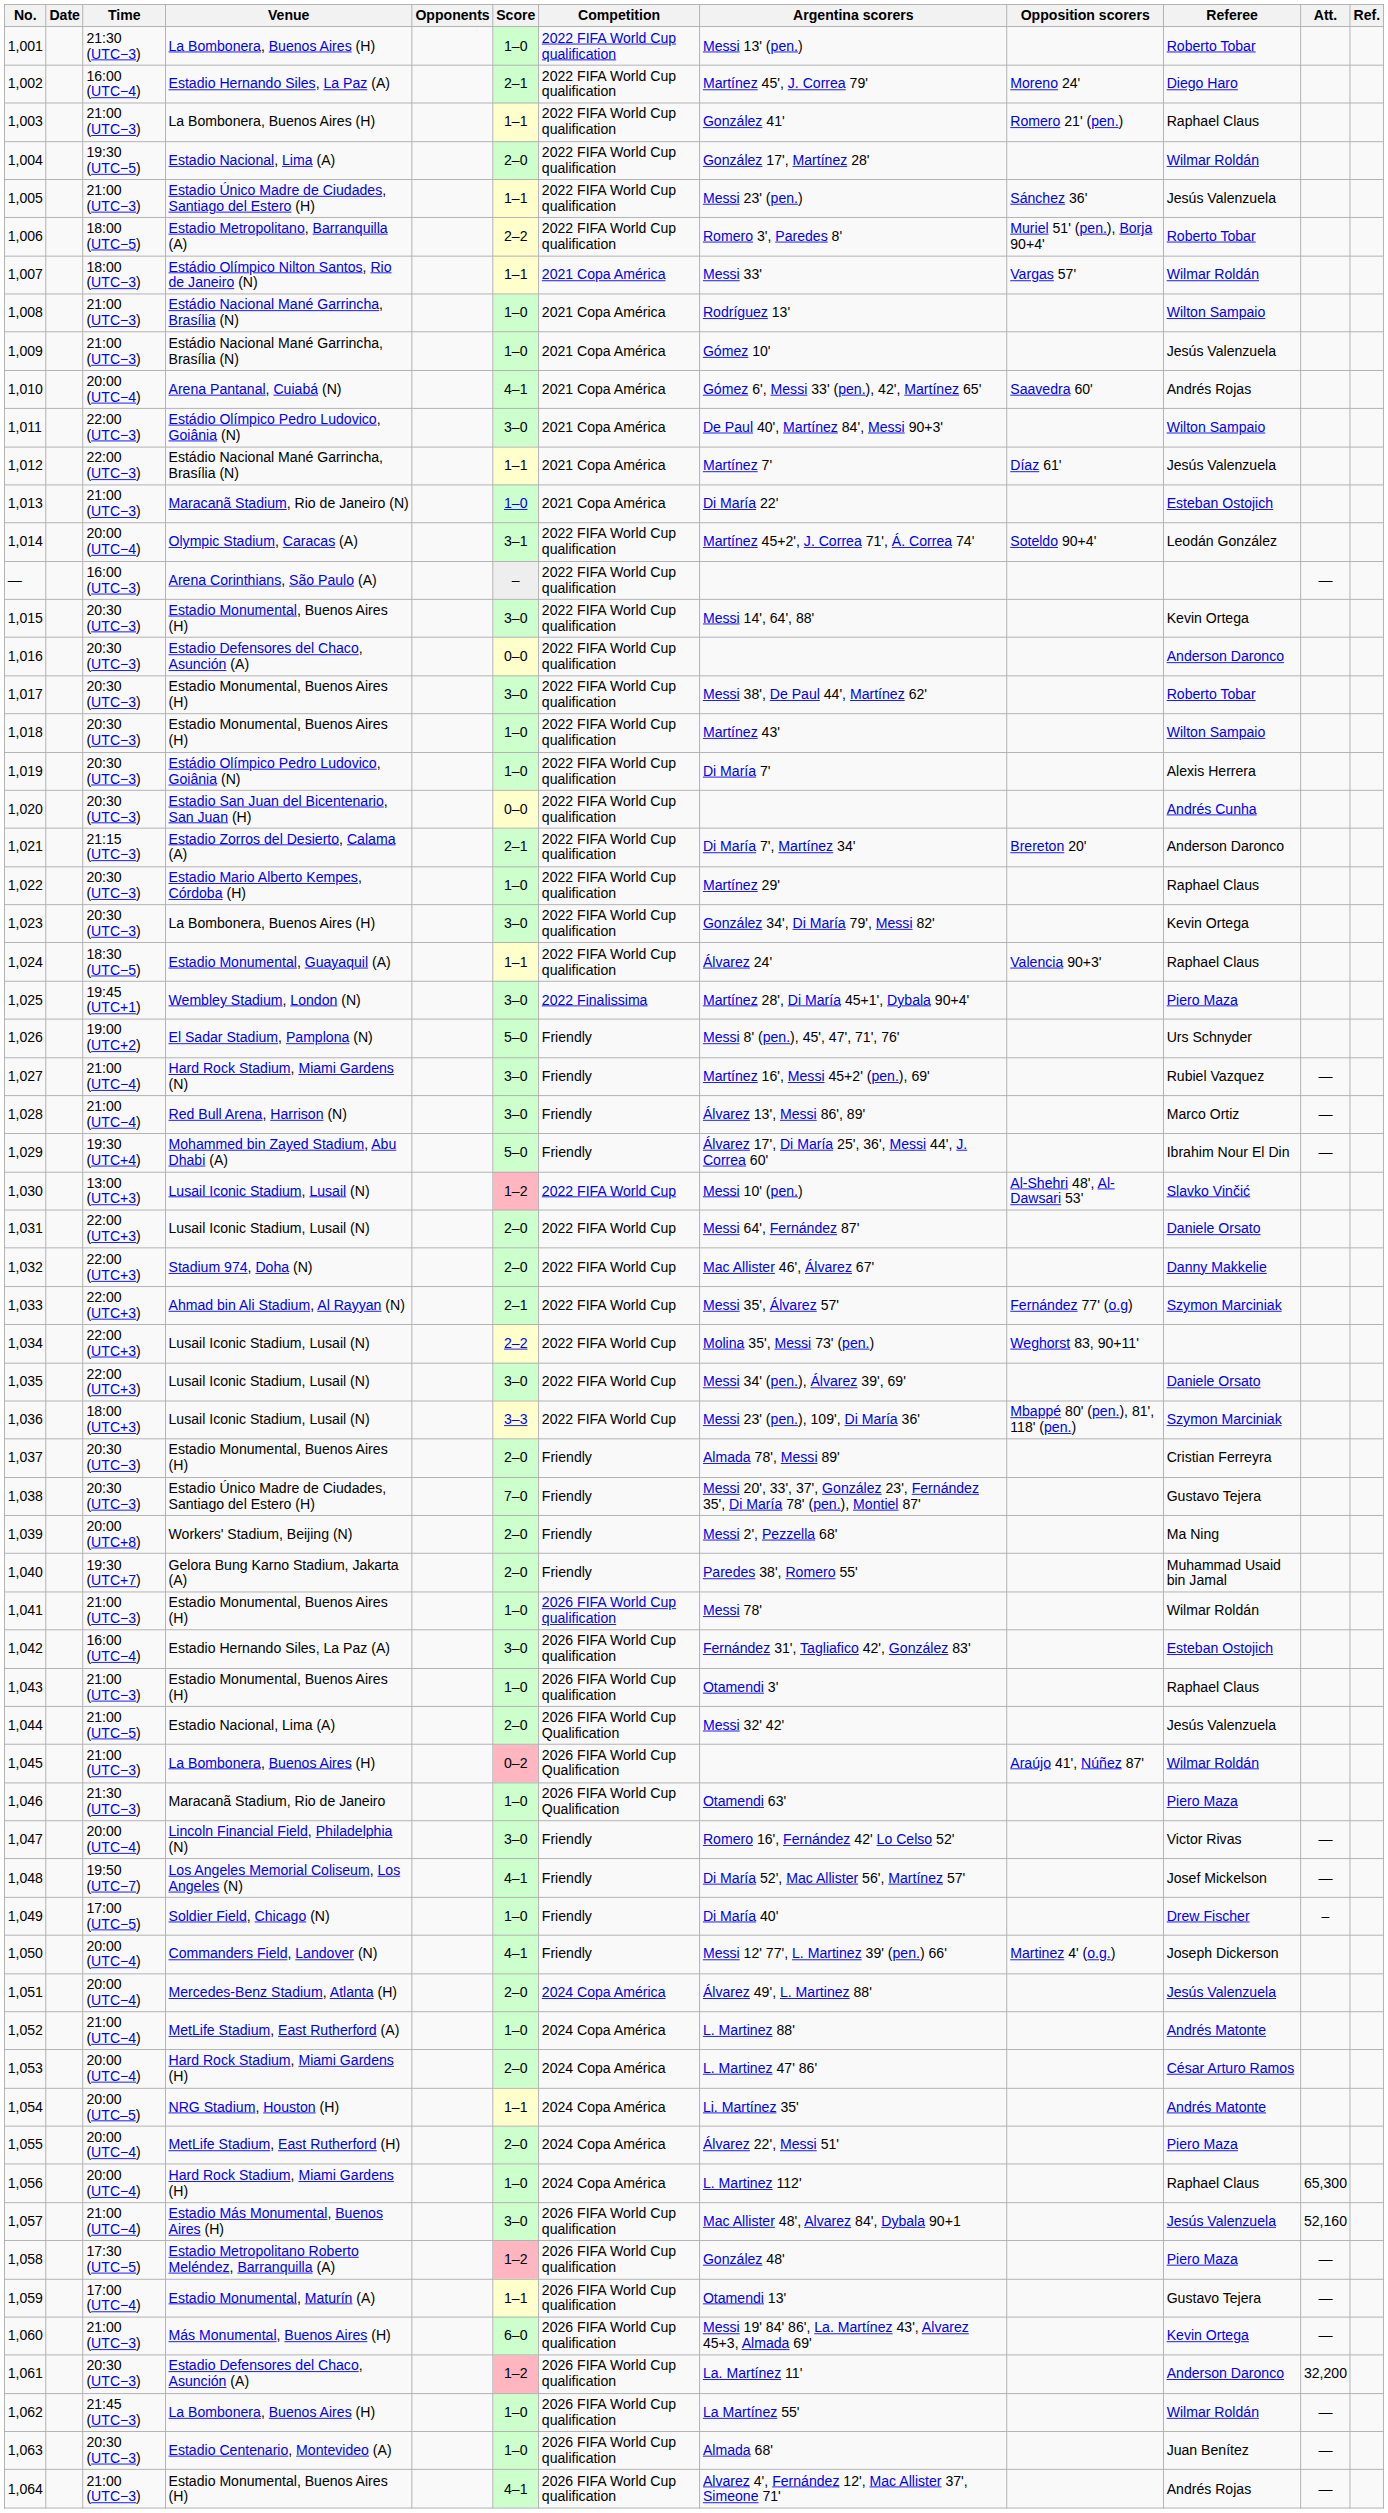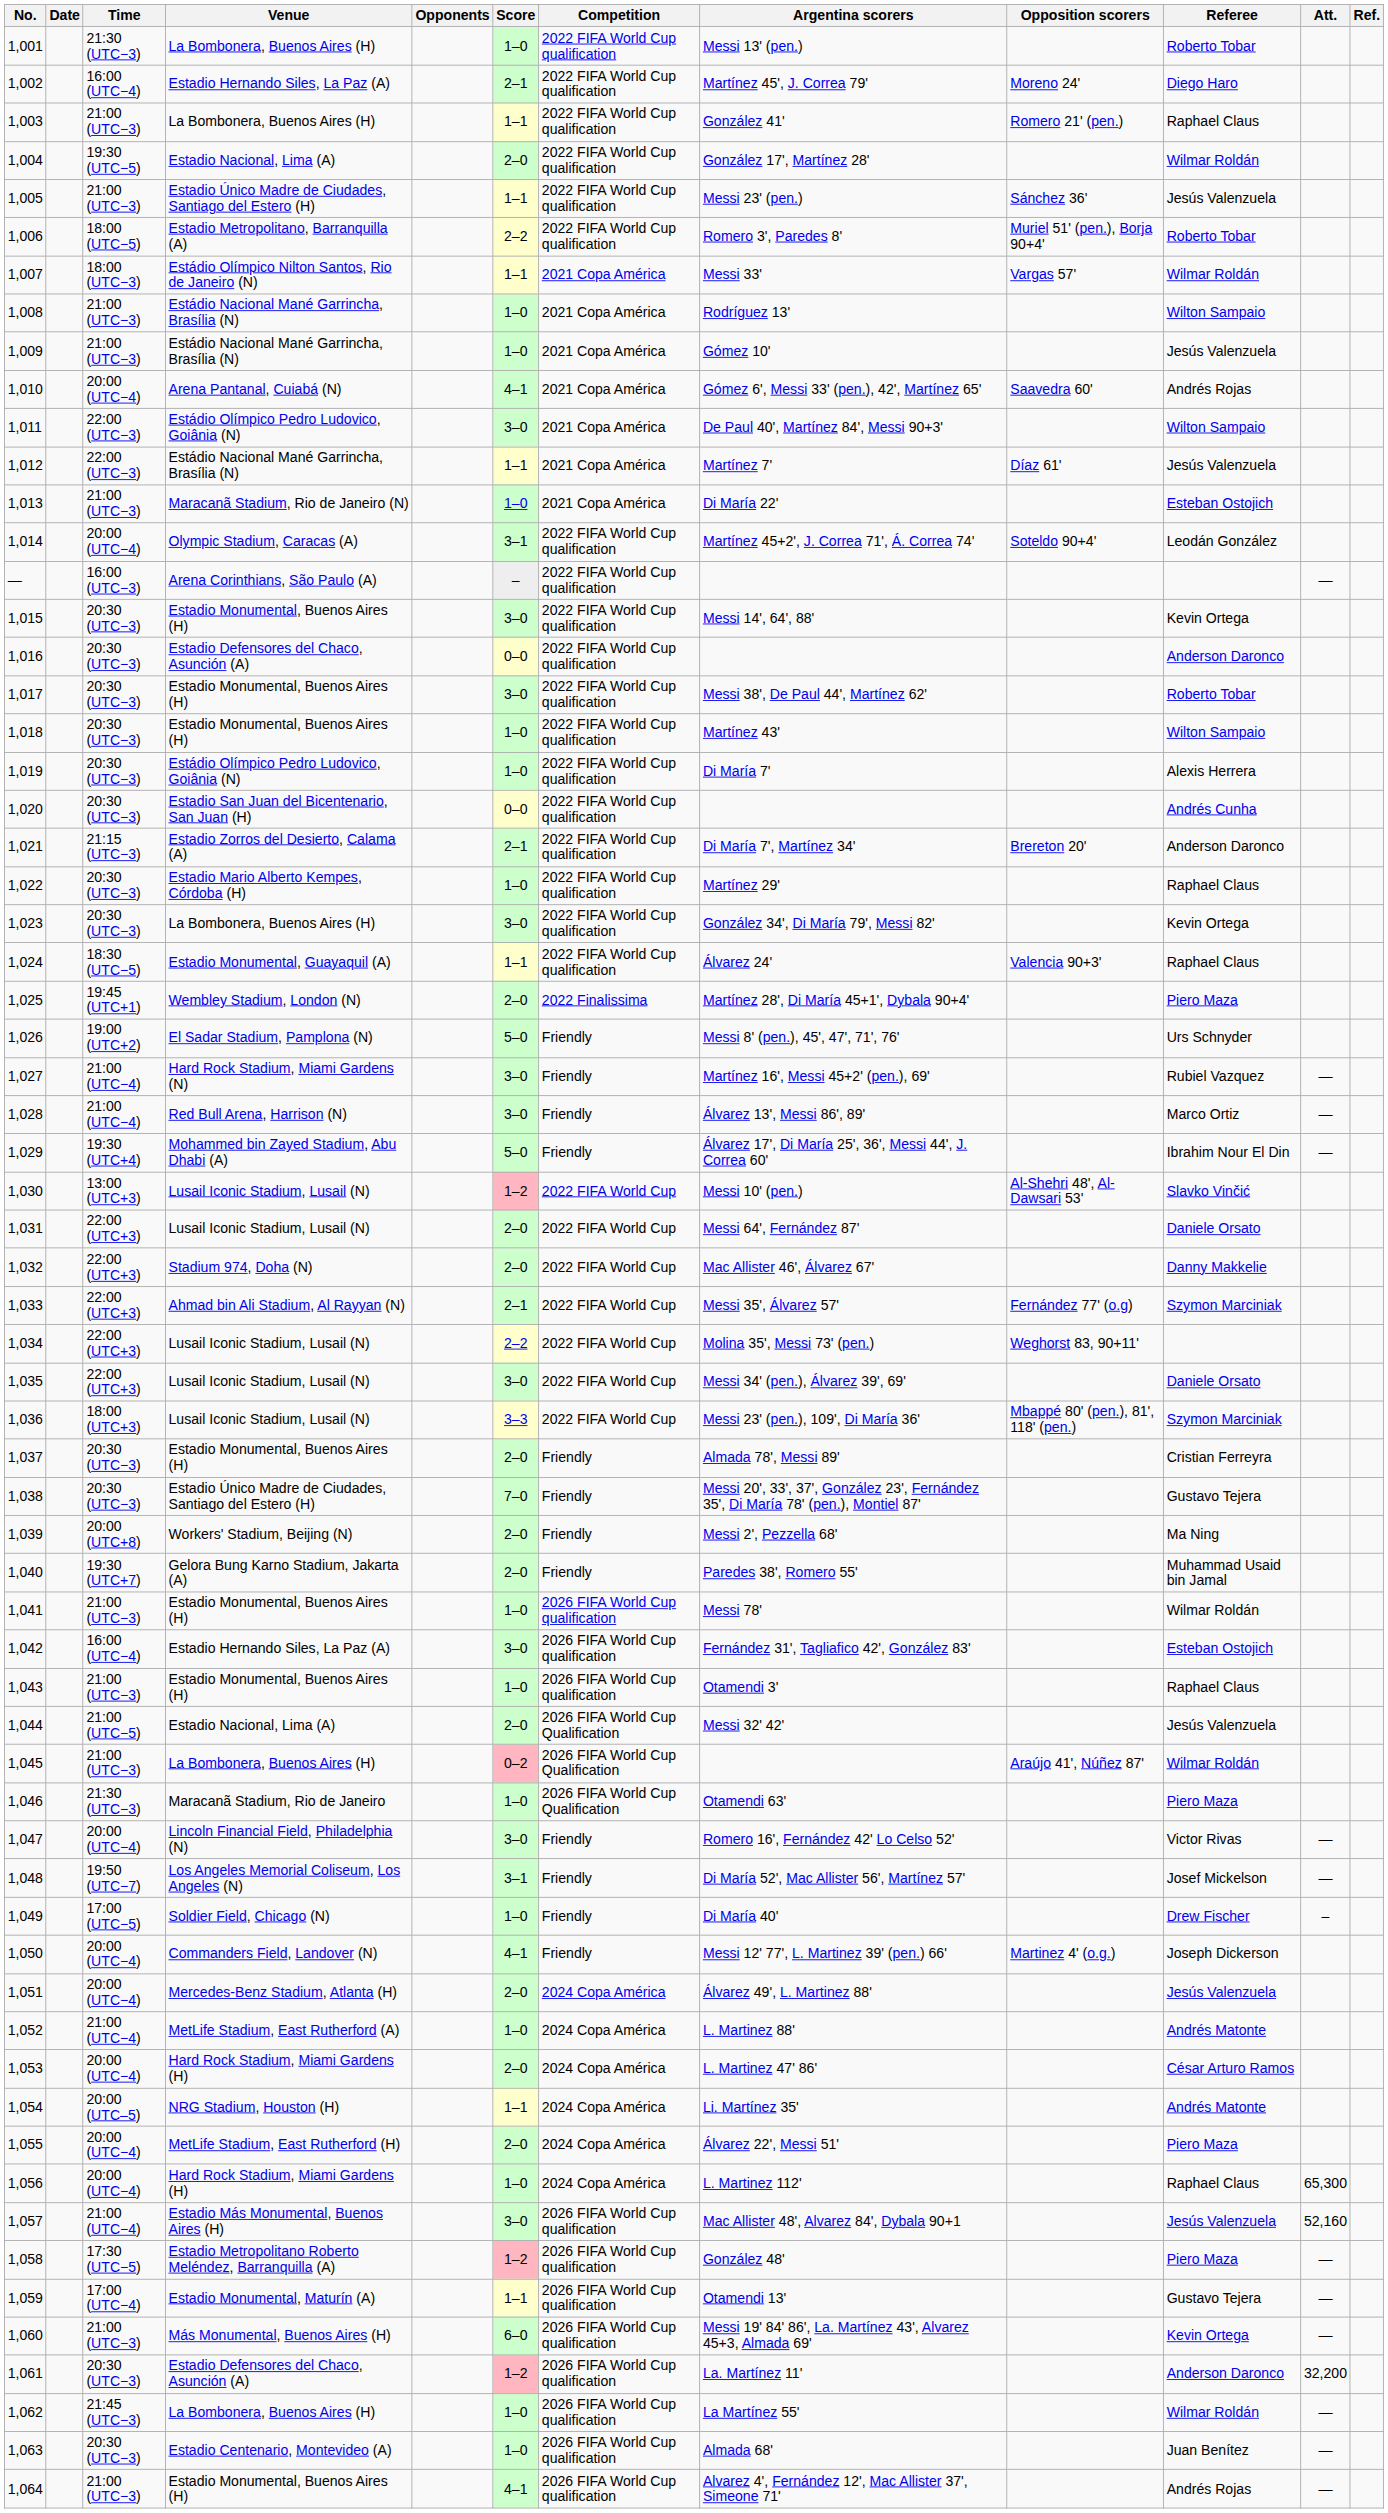(516, 1000) 3–0 -> (516, 1000) 2–0
(516, 1878) 4–1 -> (516, 1878) 3–1
